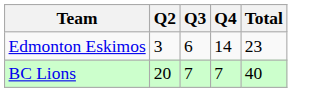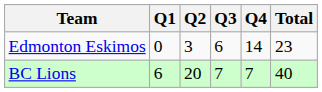+ column: (165, 18)
